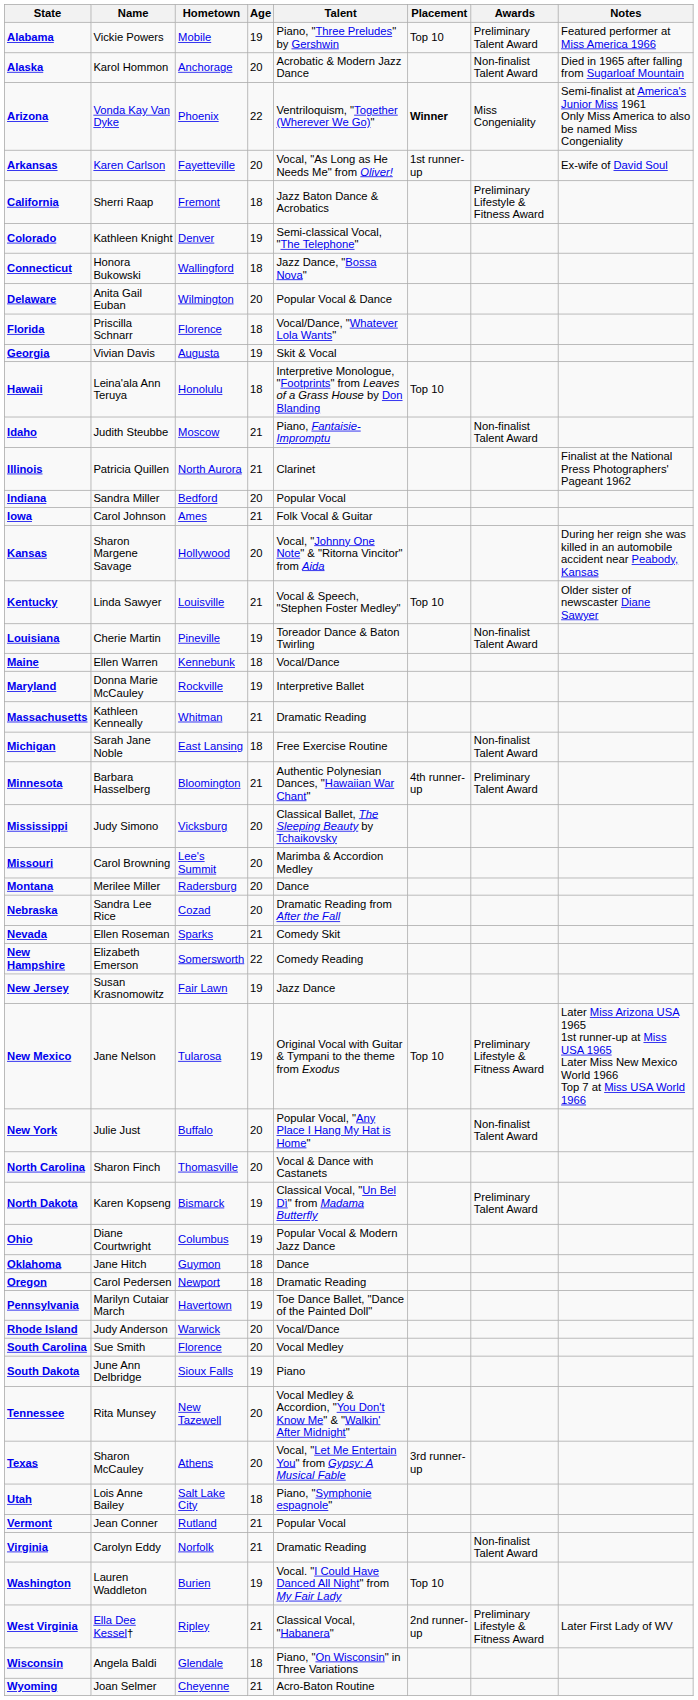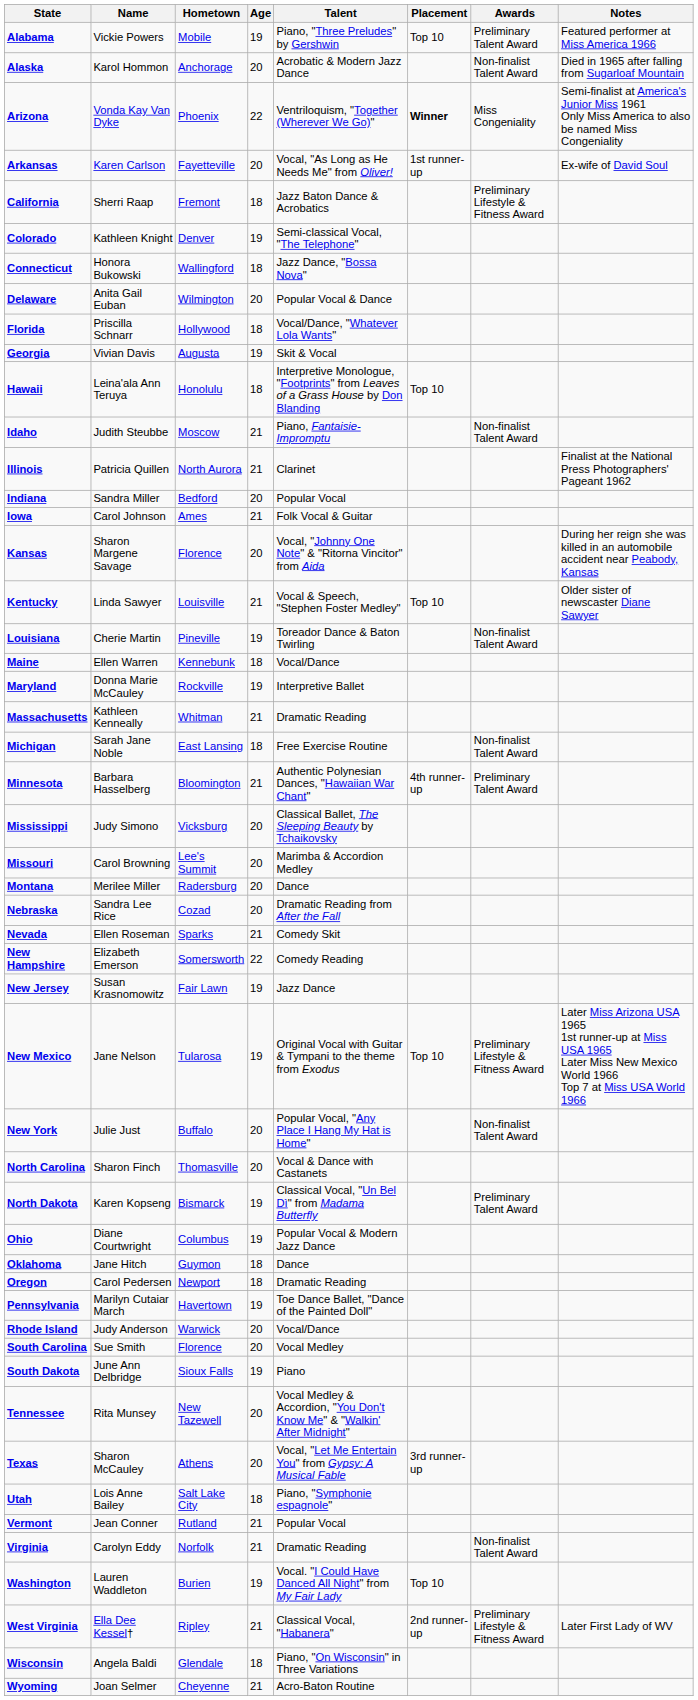(200, 329) Florence -> (204, 329) Hollywood
(204, 553) Hollywood -> (200, 553) Florence
